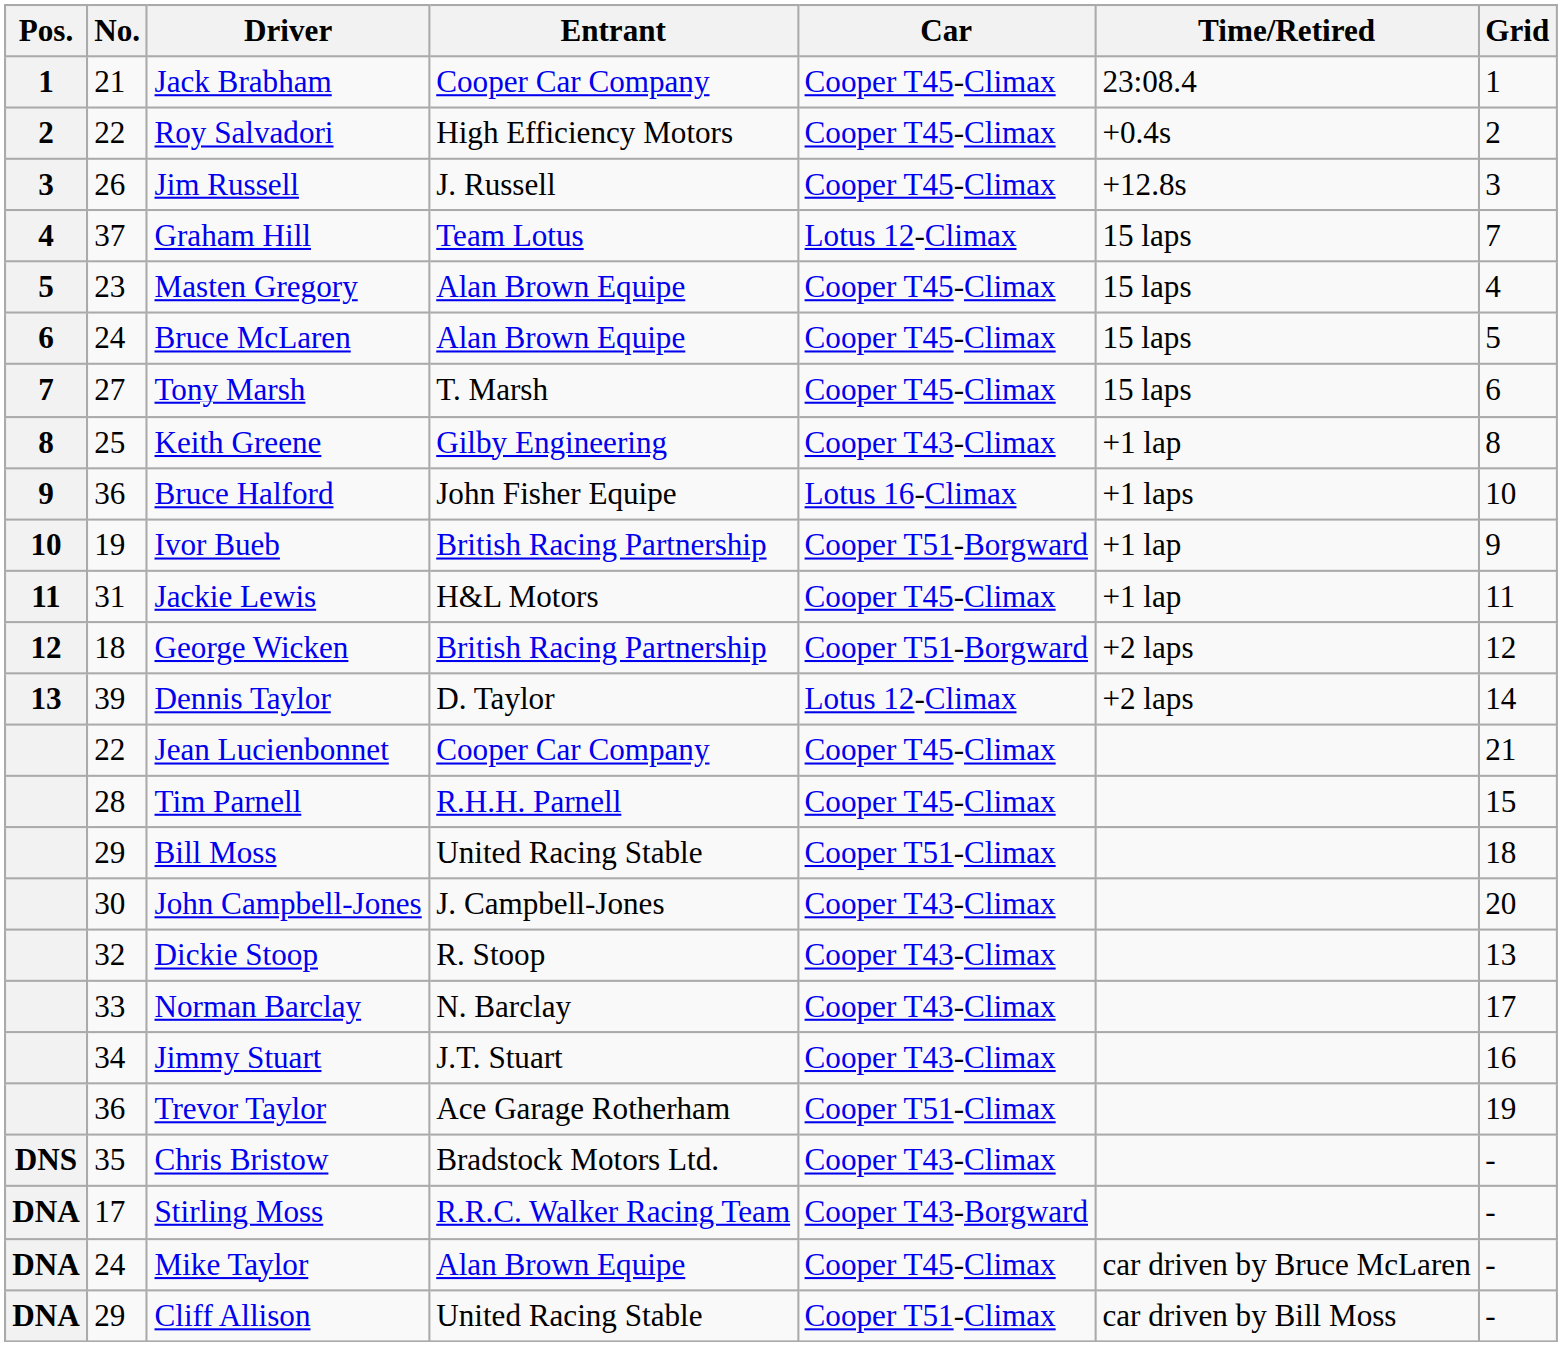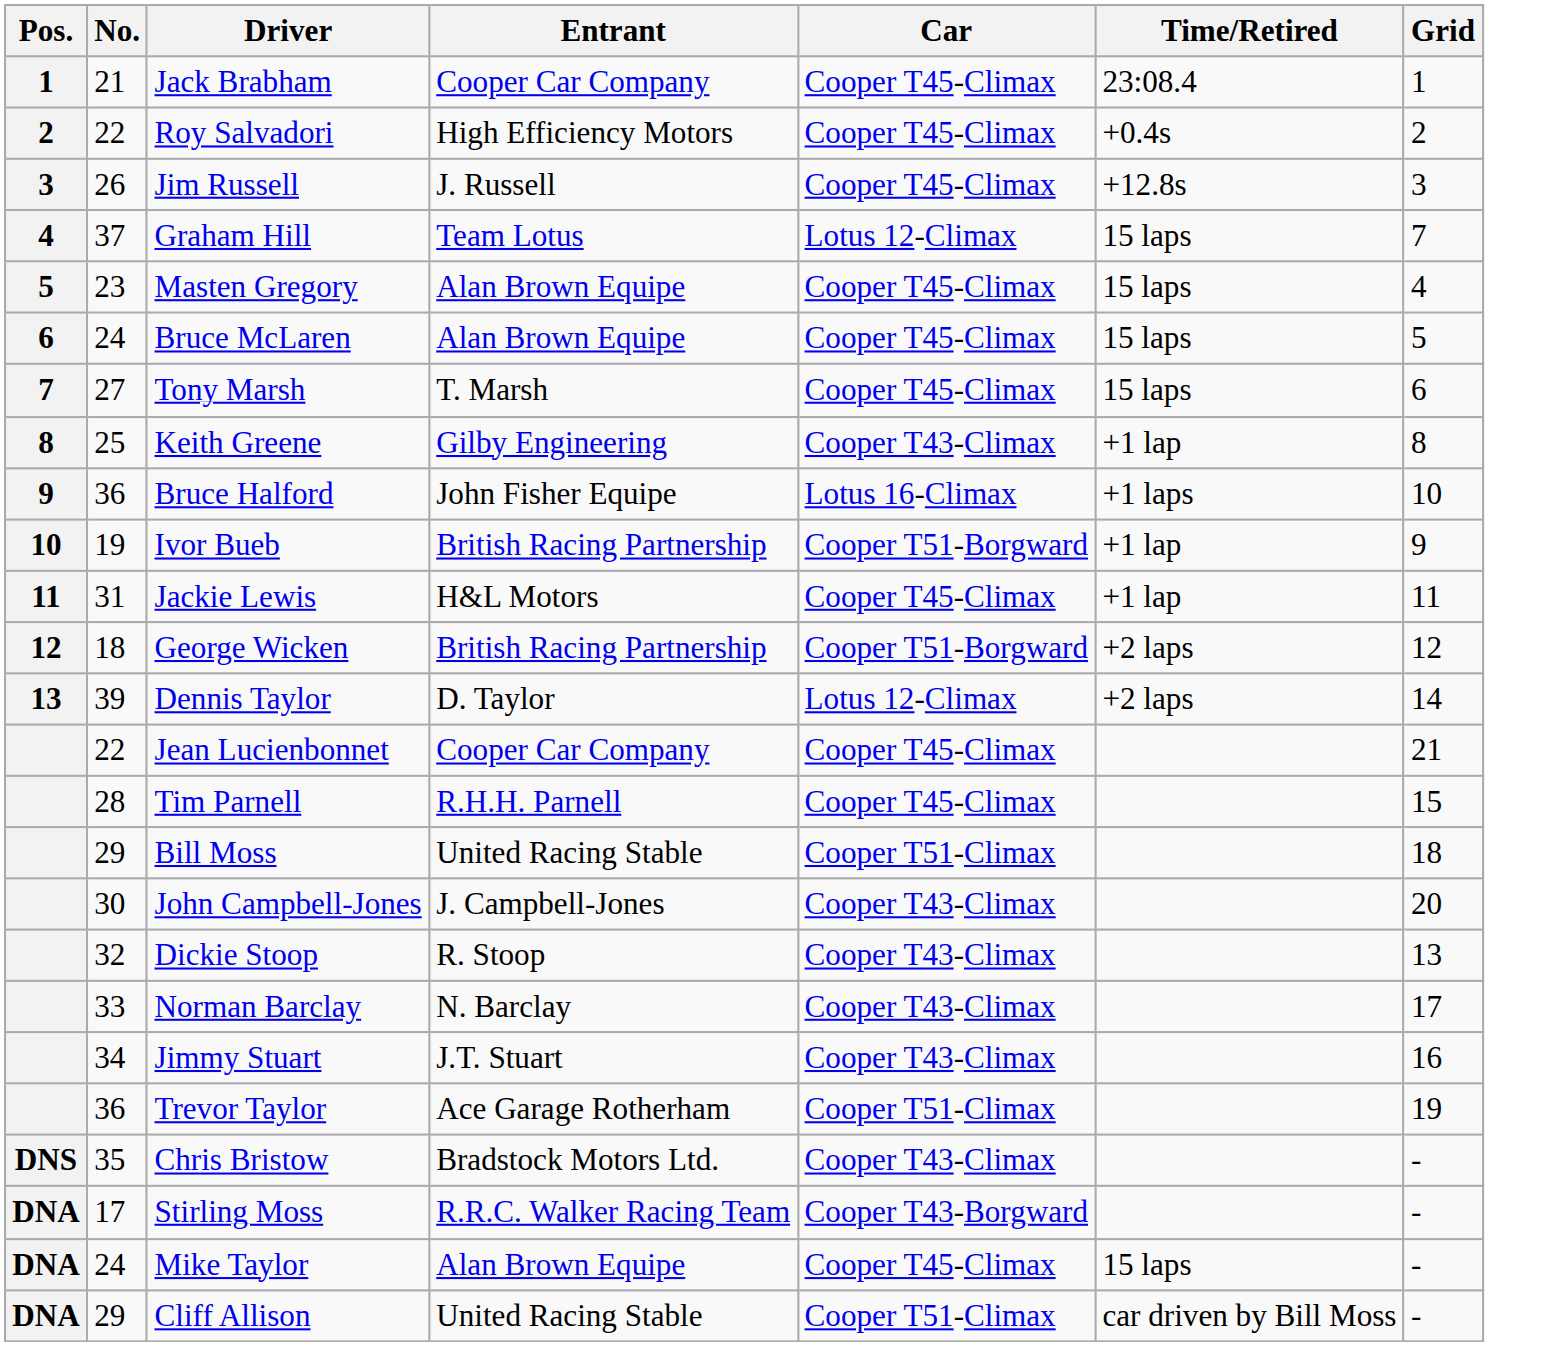(1287, 1263) car driven by Bruce McLaren -> (1147, 1263) 15 laps
